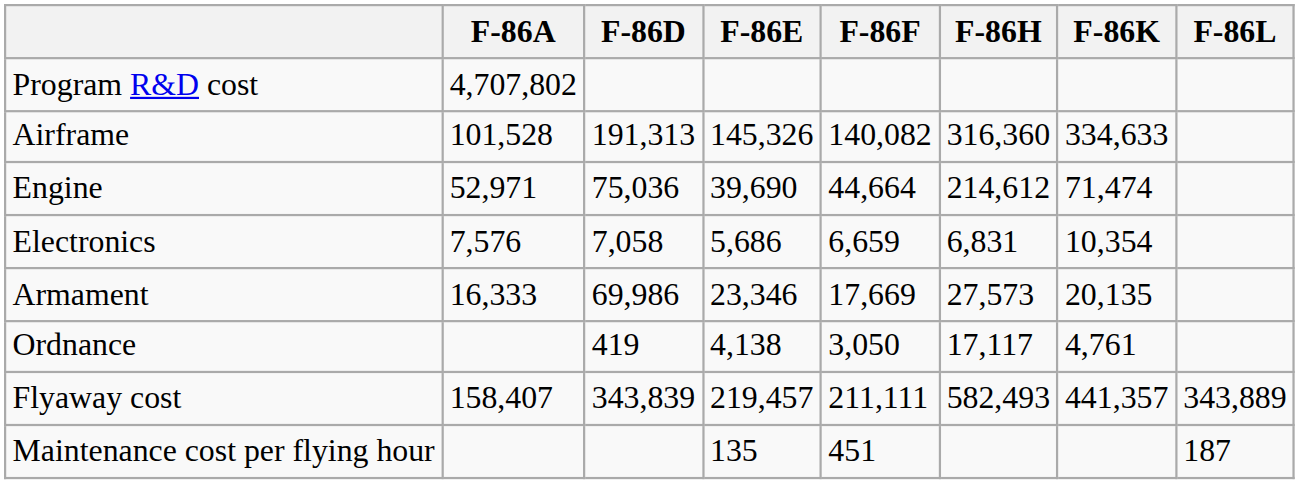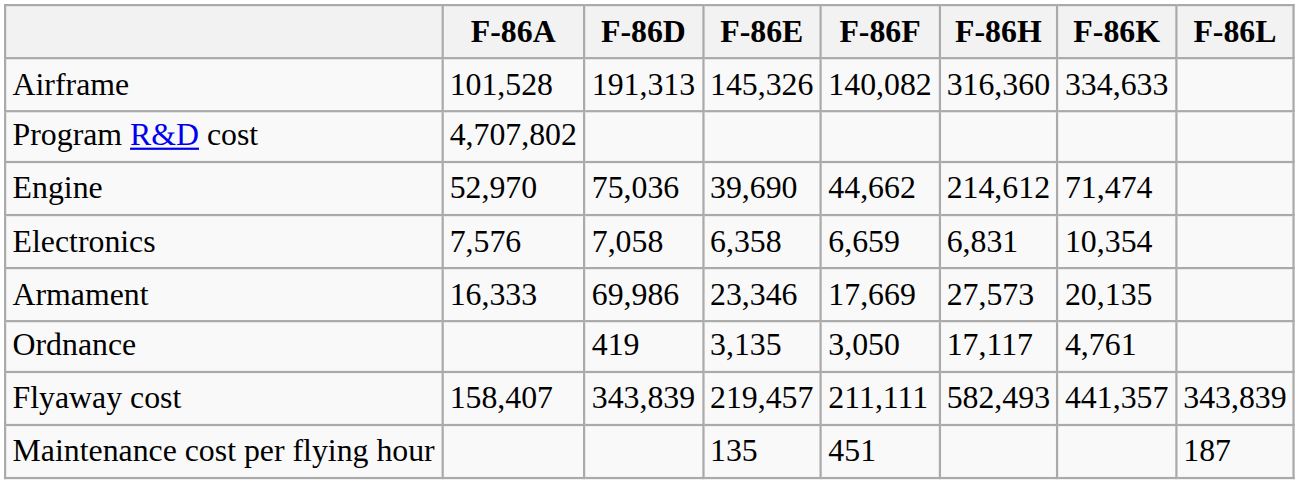rows swapped: (135, 83) <-> (71, 136)
(493, 188) 52,971 -> (493, 188) 52,970
(872, 188) 44,664 -> (872, 188) 44,662
(746, 241) 5,686 -> (746, 241) 6,358
(746, 346) 4,138 -> (746, 346) 3,135
(1235, 398) 343,889 -> (1235, 398) 343,839
